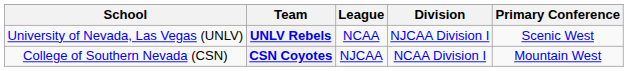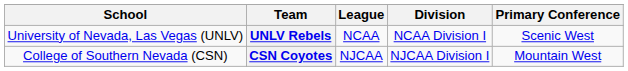(440, 36) NJCAA Division I -> (440, 36) NCAA Division I
(440, 57) NCAA Division I -> (440, 57) NJCAA Division I
